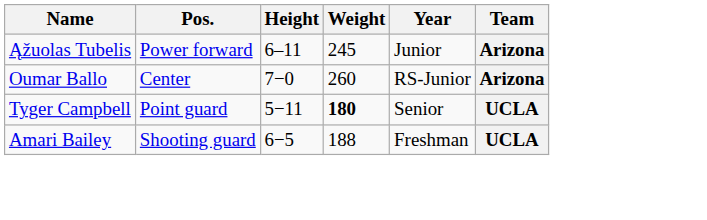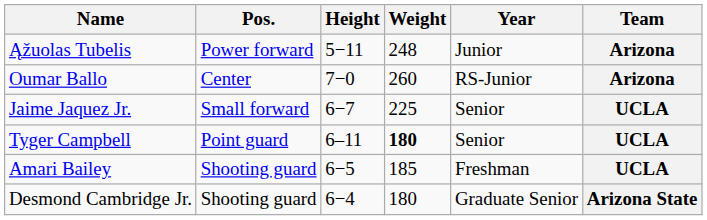(283, 49) 6–11 -> (344, 49) 5−11
(342, 49) 245 -> (403, 49) 248
+ row: (70, 109)
(284, 109) 5−11 -> (344, 139) 6–11
(342, 139) 188 -> (403, 169) 185
+ row: (100, 199)
